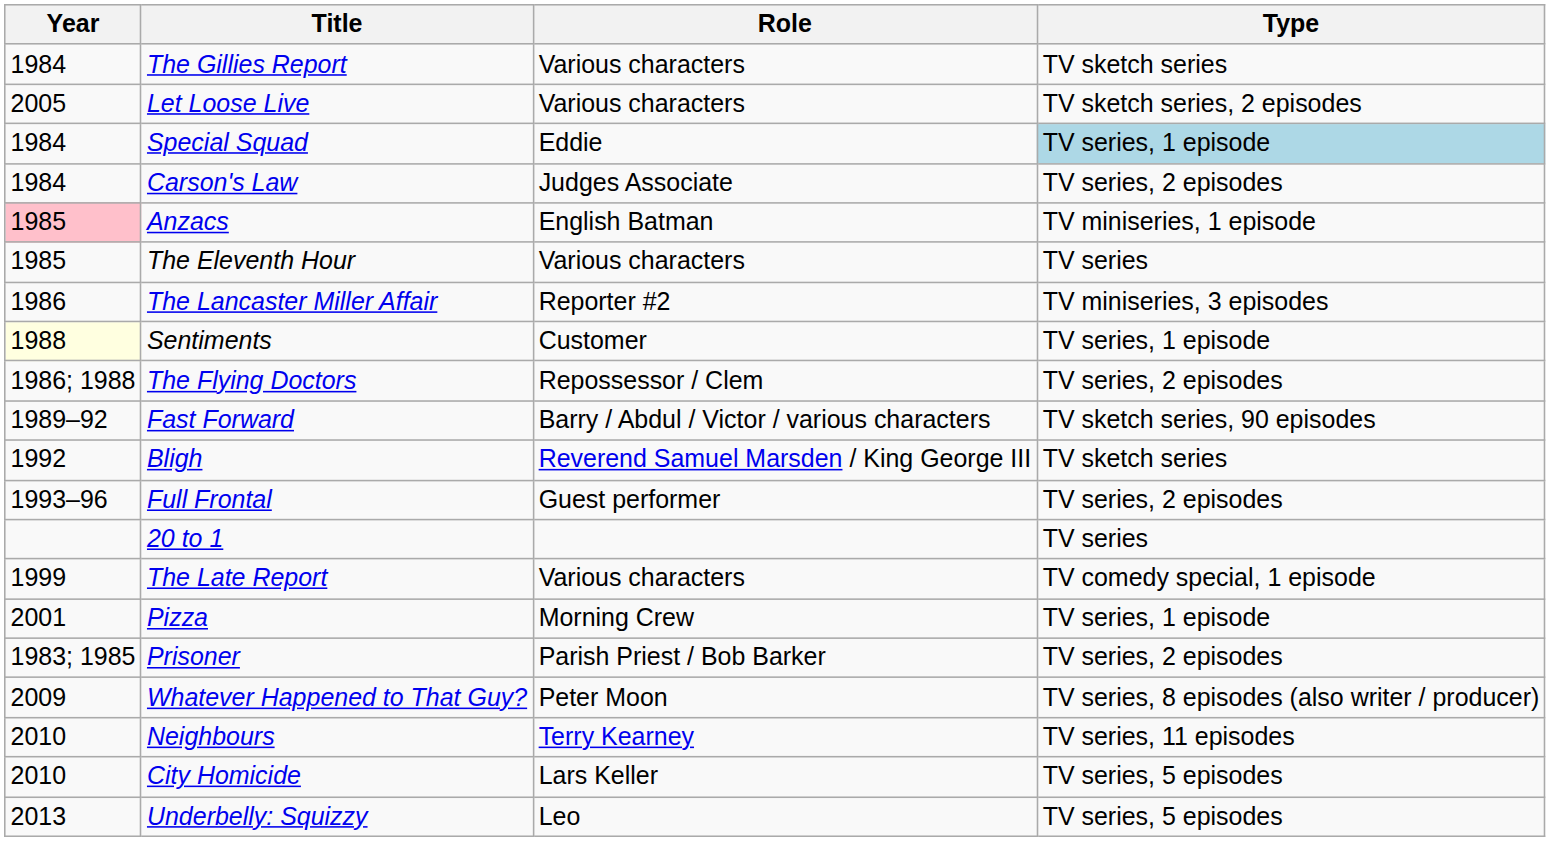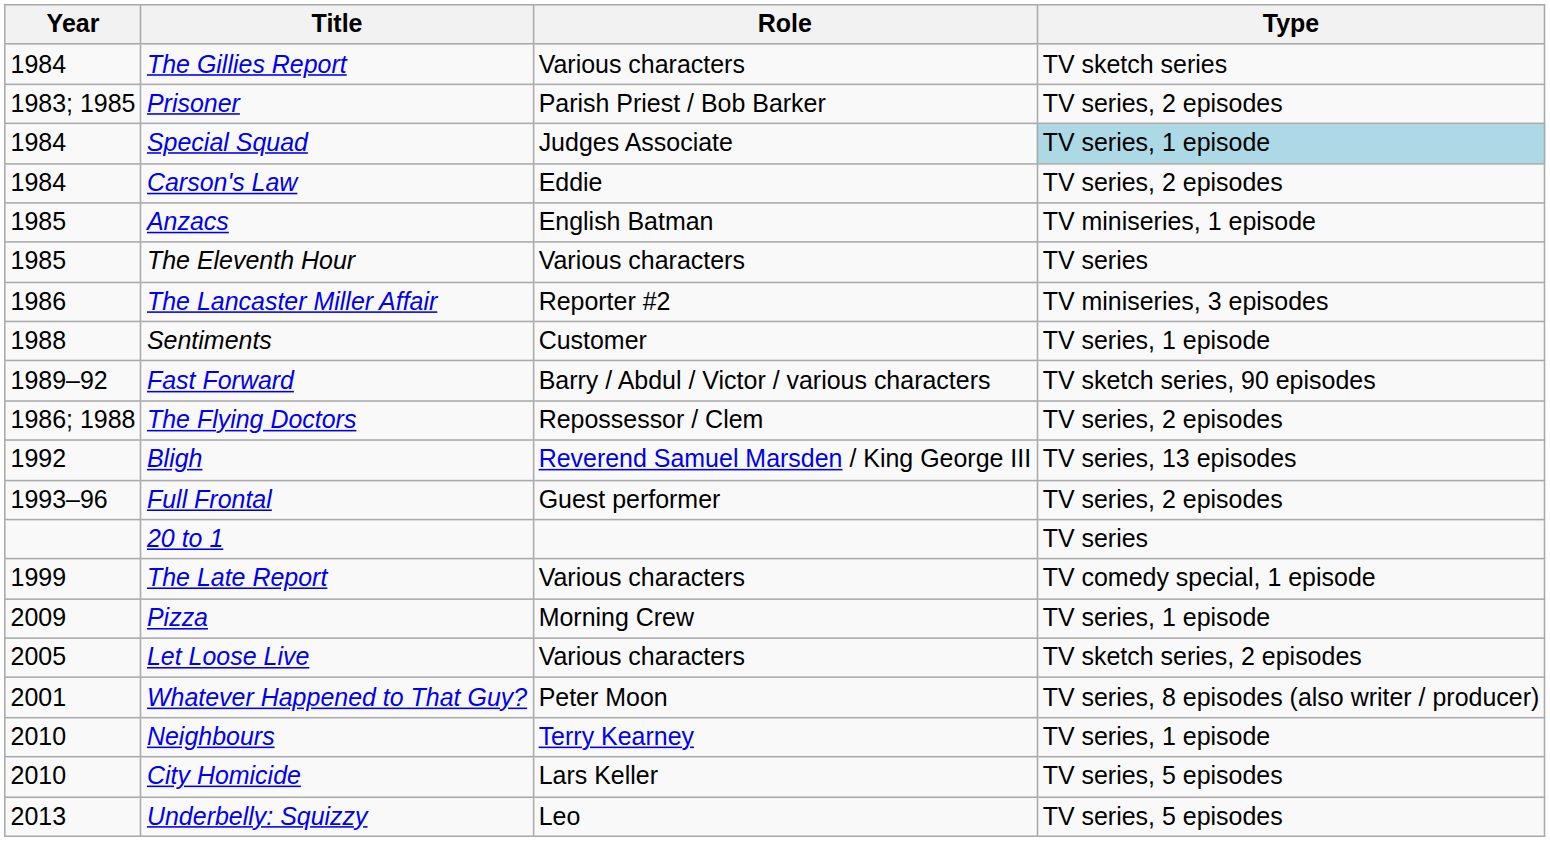rows swapped: (193, 657) <-> (228, 103)
(571, 143) Eddie -> (636, 143) Judges Associate
(636, 182) Judges Associate -> (571, 182) Eddie
(38, 222) pink background -> (38, 222) no background
(38, 340) lightyellow background -> (38, 340) no background
rows swapped: (252, 380) <-> (220, 420)
(1135, 459) TV sketch series -> (1170, 459) TV series, 13 episodes
(38, 618) 2001 -> (38, 618) 2009
(38, 697) 2009 -> (38, 697) 2001
(1169, 736) TV series, 11 episodes -> (1156, 736) TV series, 1 episode
